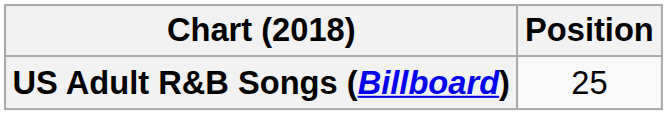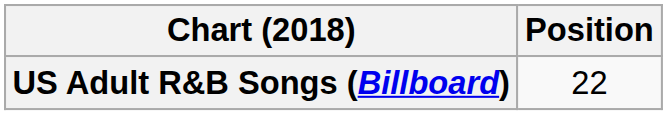(589, 82) 25 -> (589, 82) 22
